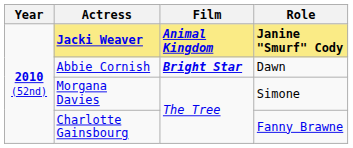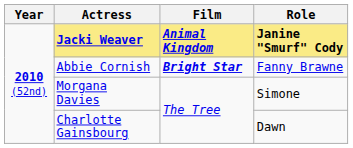(271, 67) Dawn -> (300, 67) Fanny Brawne
(300, 127) Fanny Brawne -> (271, 127) Dawn
